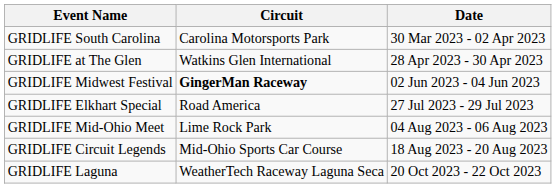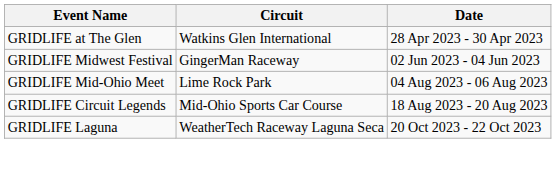- row: (84, 37)
(243, 82) bold -> (239, 60) normal
- row: (85, 104)
